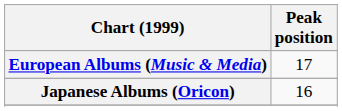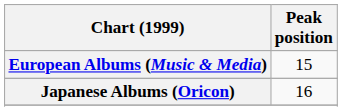(304, 64) 17 -> (304, 64) 15
